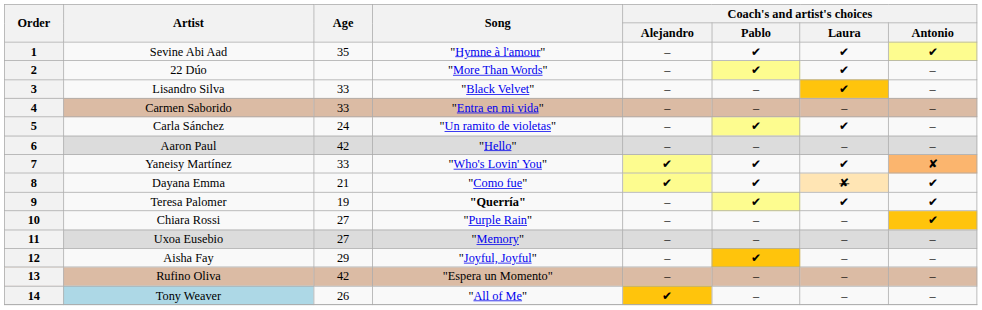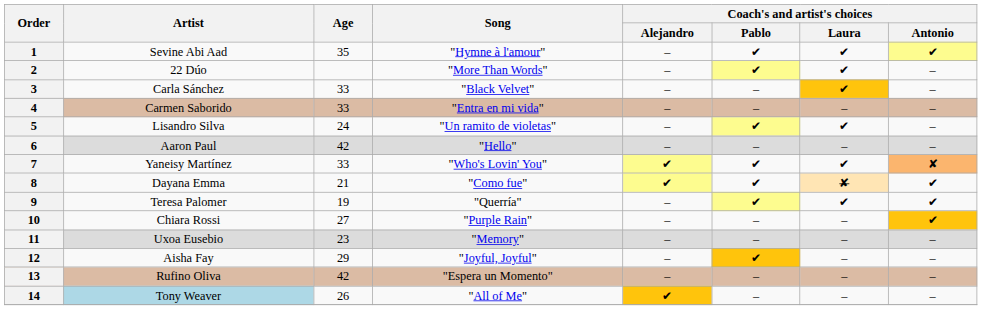(188, 89) Lisandro Silva -> (188, 89) Carla Sánchez
(188, 126) Carla Sánchez -> (188, 126) Lisandro Silva
(498, 201) bold -> (498, 201) normal
(343, 239) 27 -> (343, 239) 23
